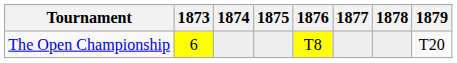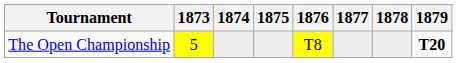(194, 44) 6 -> (194, 44) 5
(432, 44) normal -> (432, 44) bold
